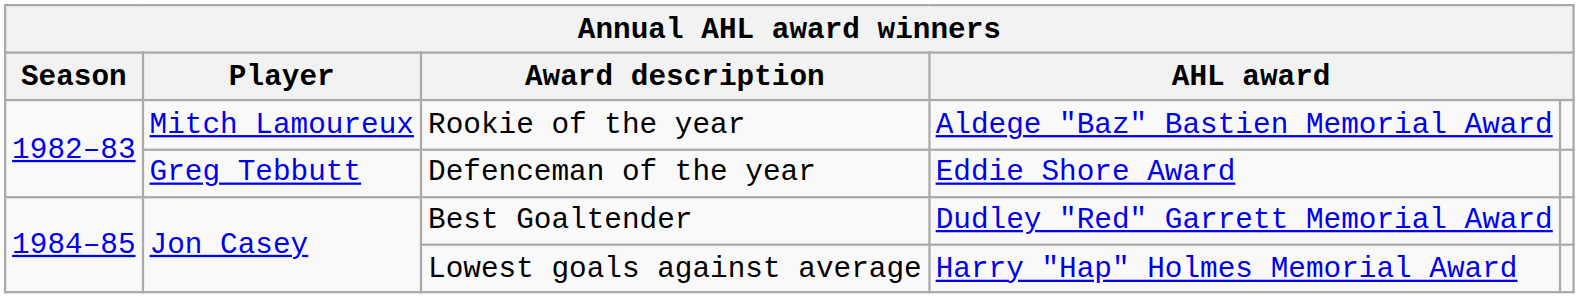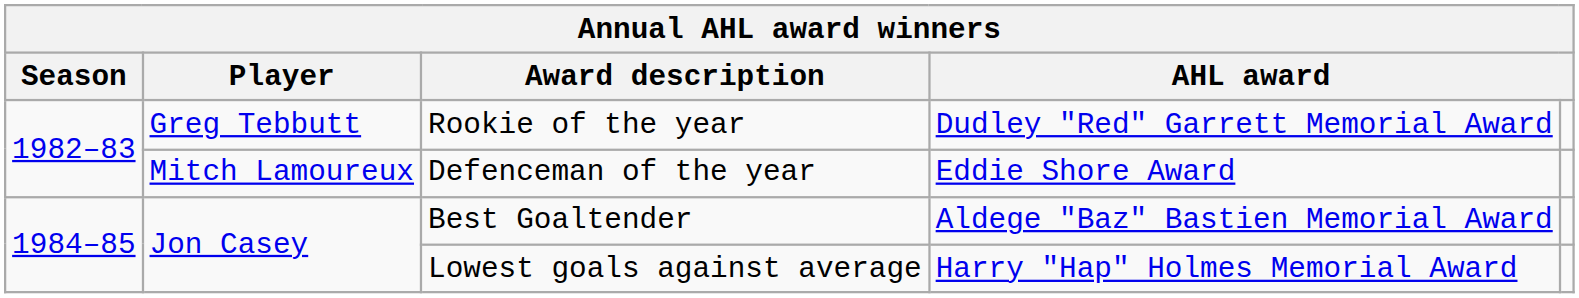(282, 125) Mitch Lamoureux -> (255, 125) Greg Tebbutt
(1244, 125) Aldege "Baz" Bastien Memorial Award -> (1244, 125) Dudley "Red" Garrett Memorial Award
(255, 173) Greg Tebbutt -> (282, 173) Mitch Lamoureux
(1244, 221) Dudley "Red" Garrett Memorial Award -> (1244, 221) Aldege "Baz" Bastien Memorial Award
